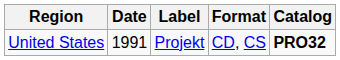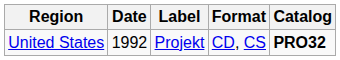(129, 42) 1991 -> (129, 42) 1992
